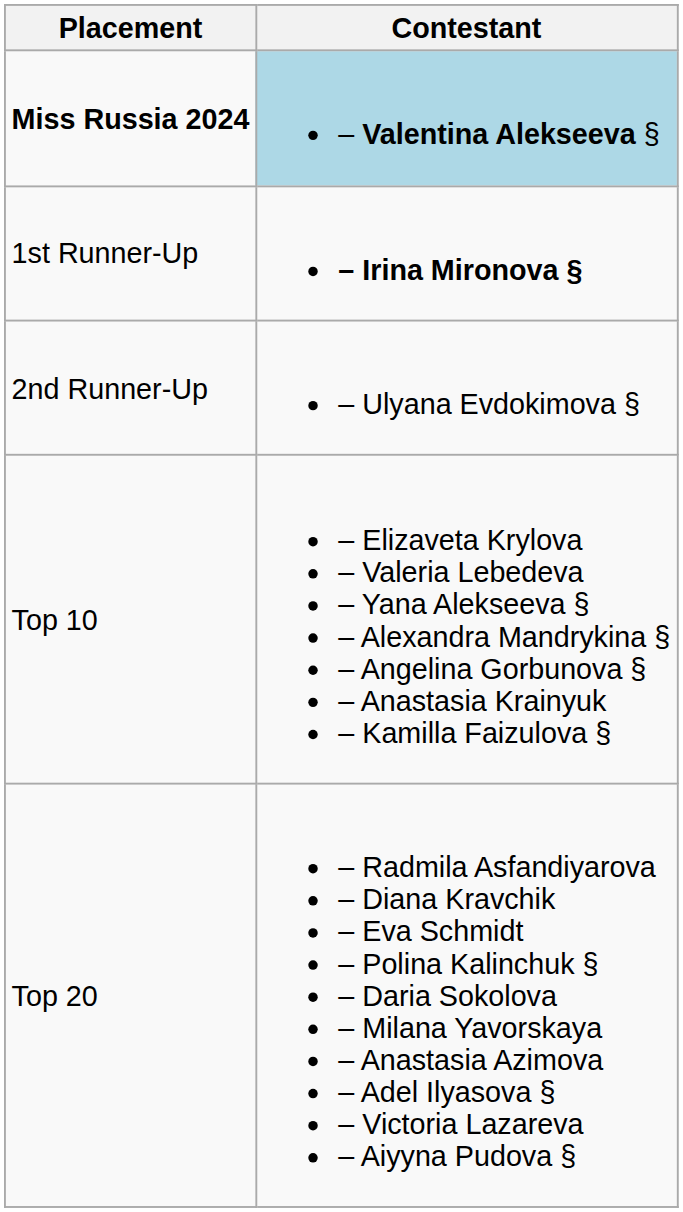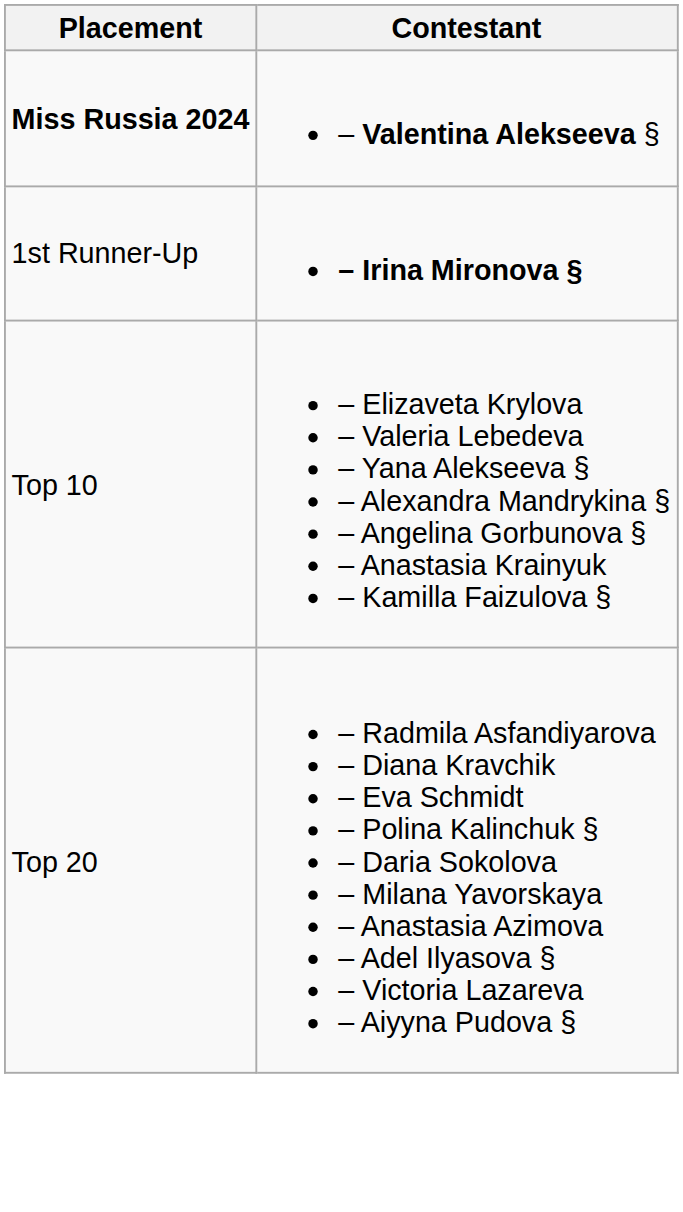(466, 134) lightblue background -> (466, 134) no background
- row: (110, 388)
